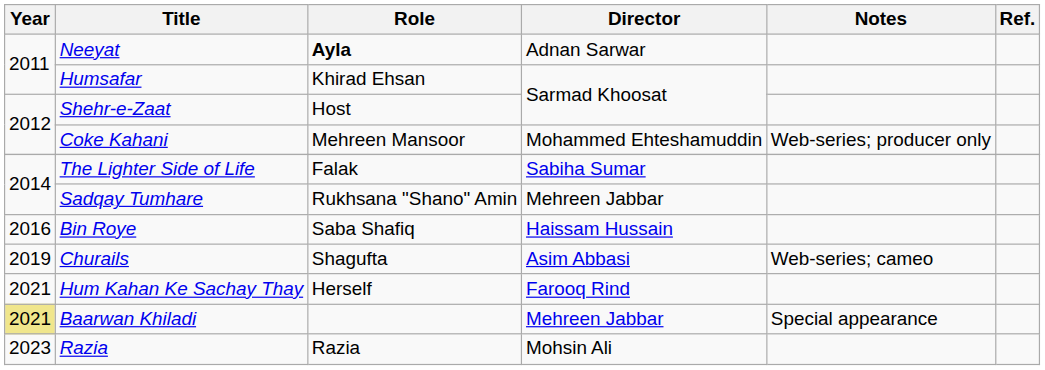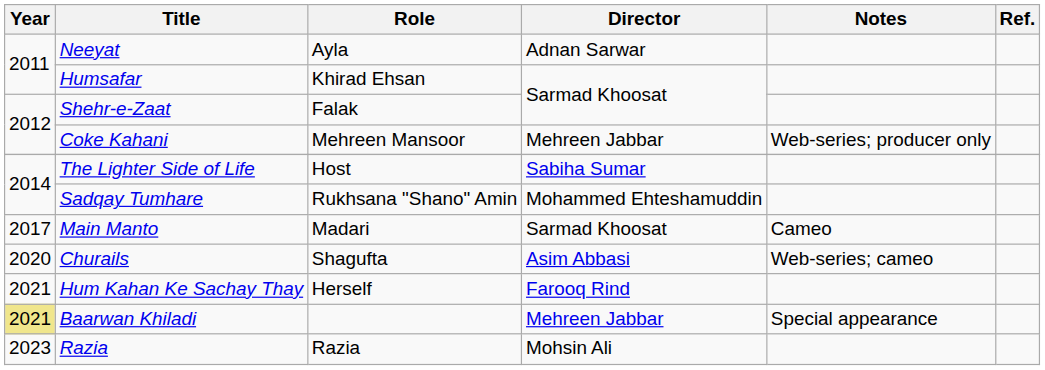(331, 49) bold -> (330, 49) normal
(331, 109) Host -> (335, 109) Falak
(644, 139) Mohammed Ehteshamuddin -> (595, 139) Mehreen Jabbar
(335, 169) Falak -> (331, 169) Host
(595, 199) Mehreen Jabbar -> (644, 199) Mohammed Ehteshamuddin
- row: (98, 229)
+ row: (109, 229)
(30, 259) 2019 -> (30, 259) 2020
